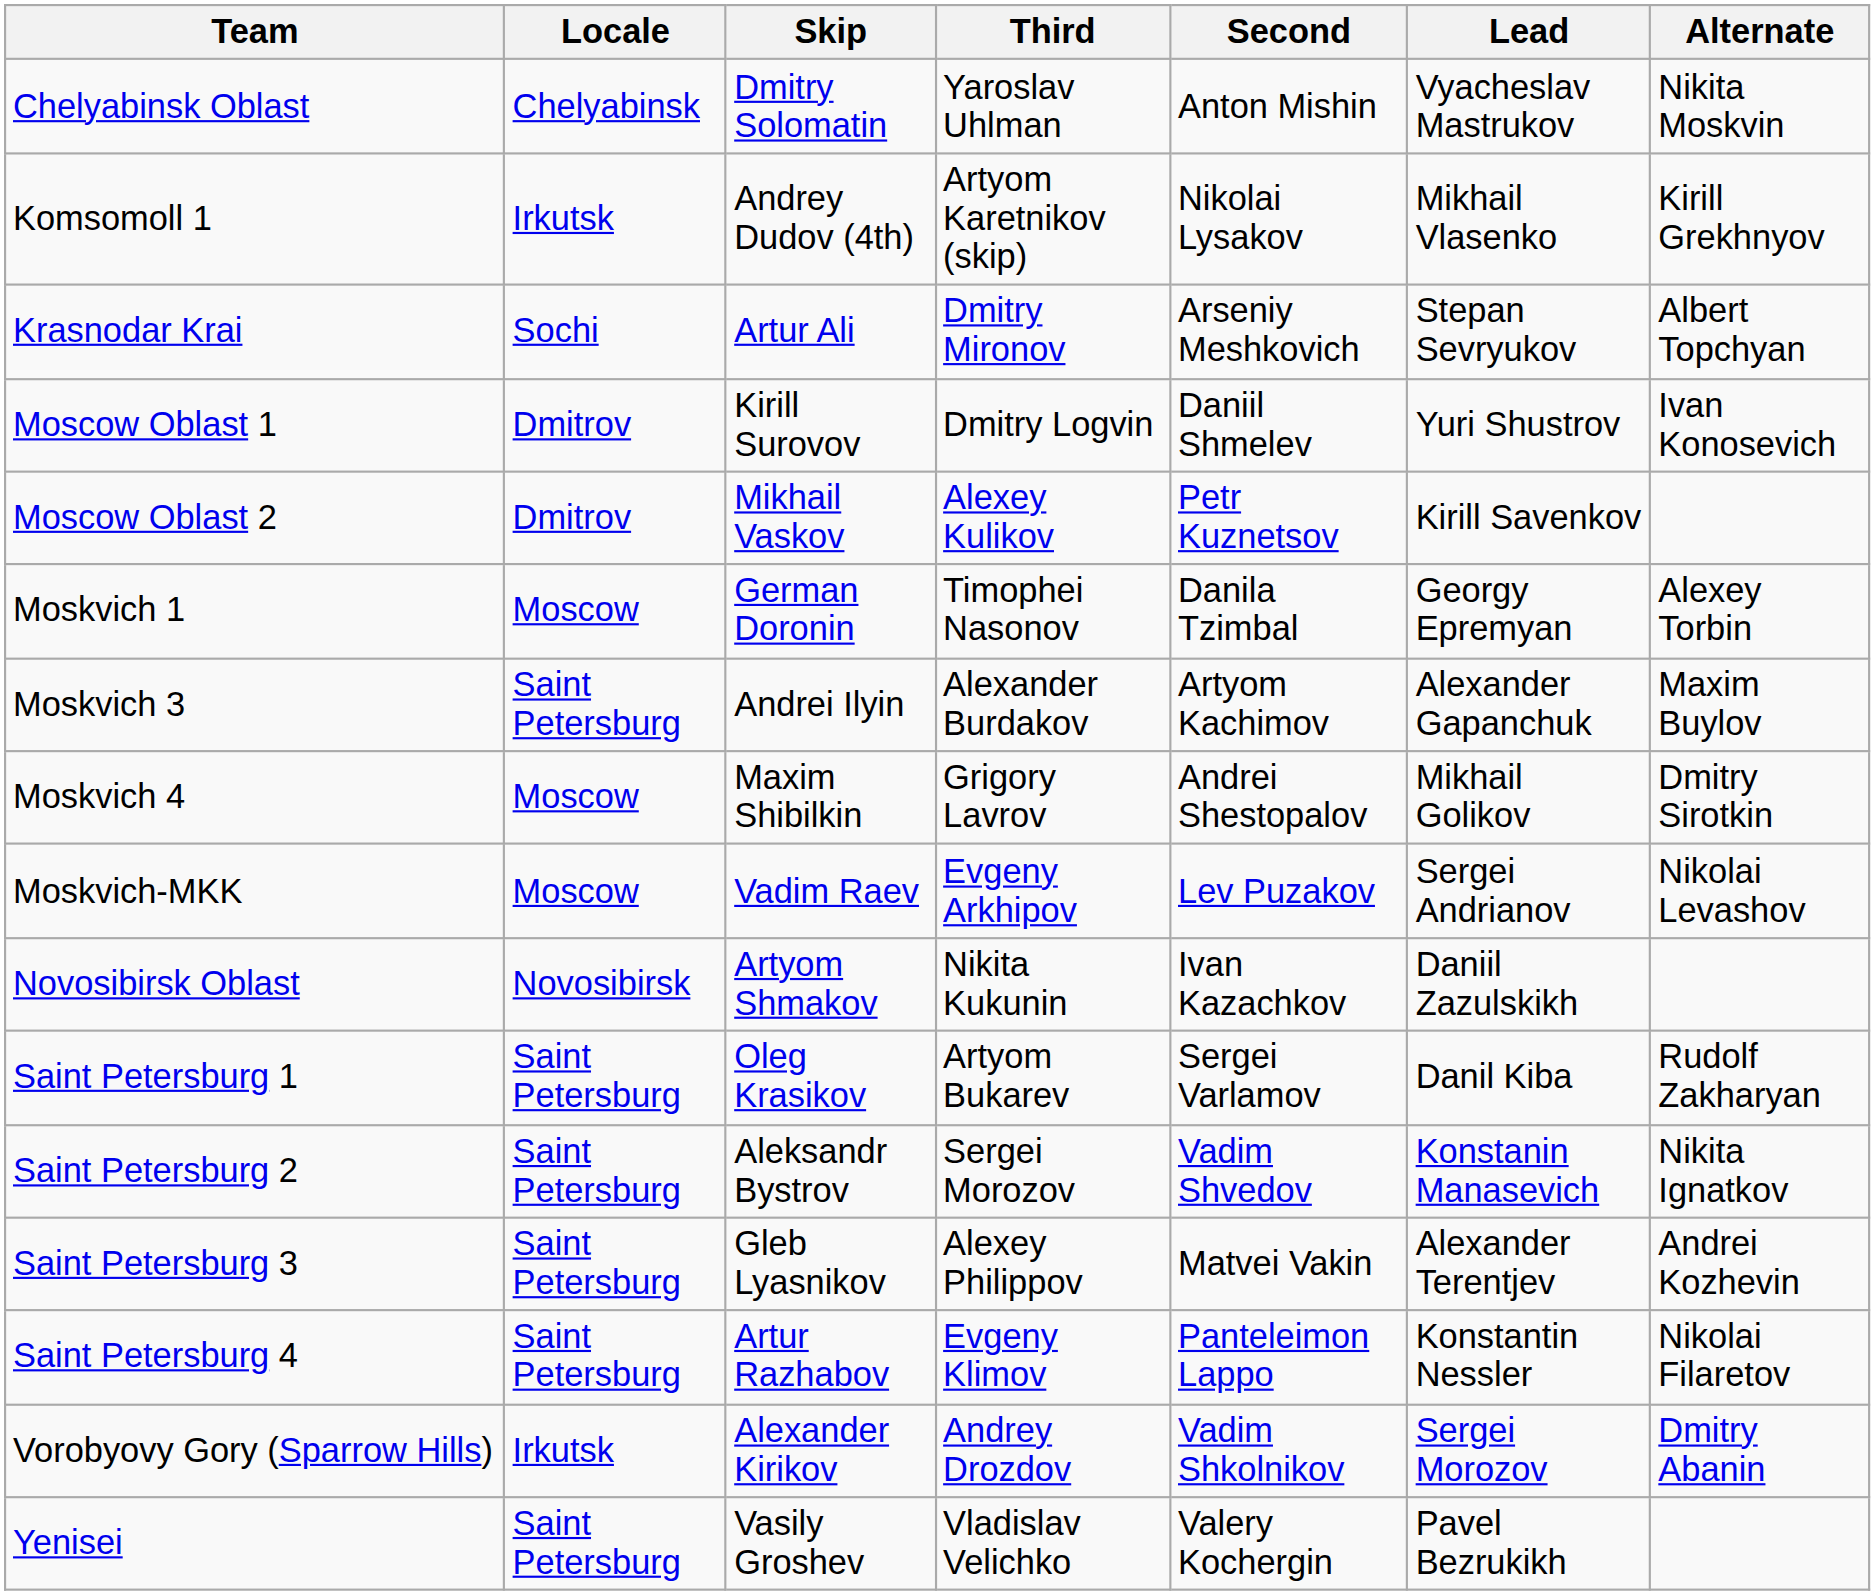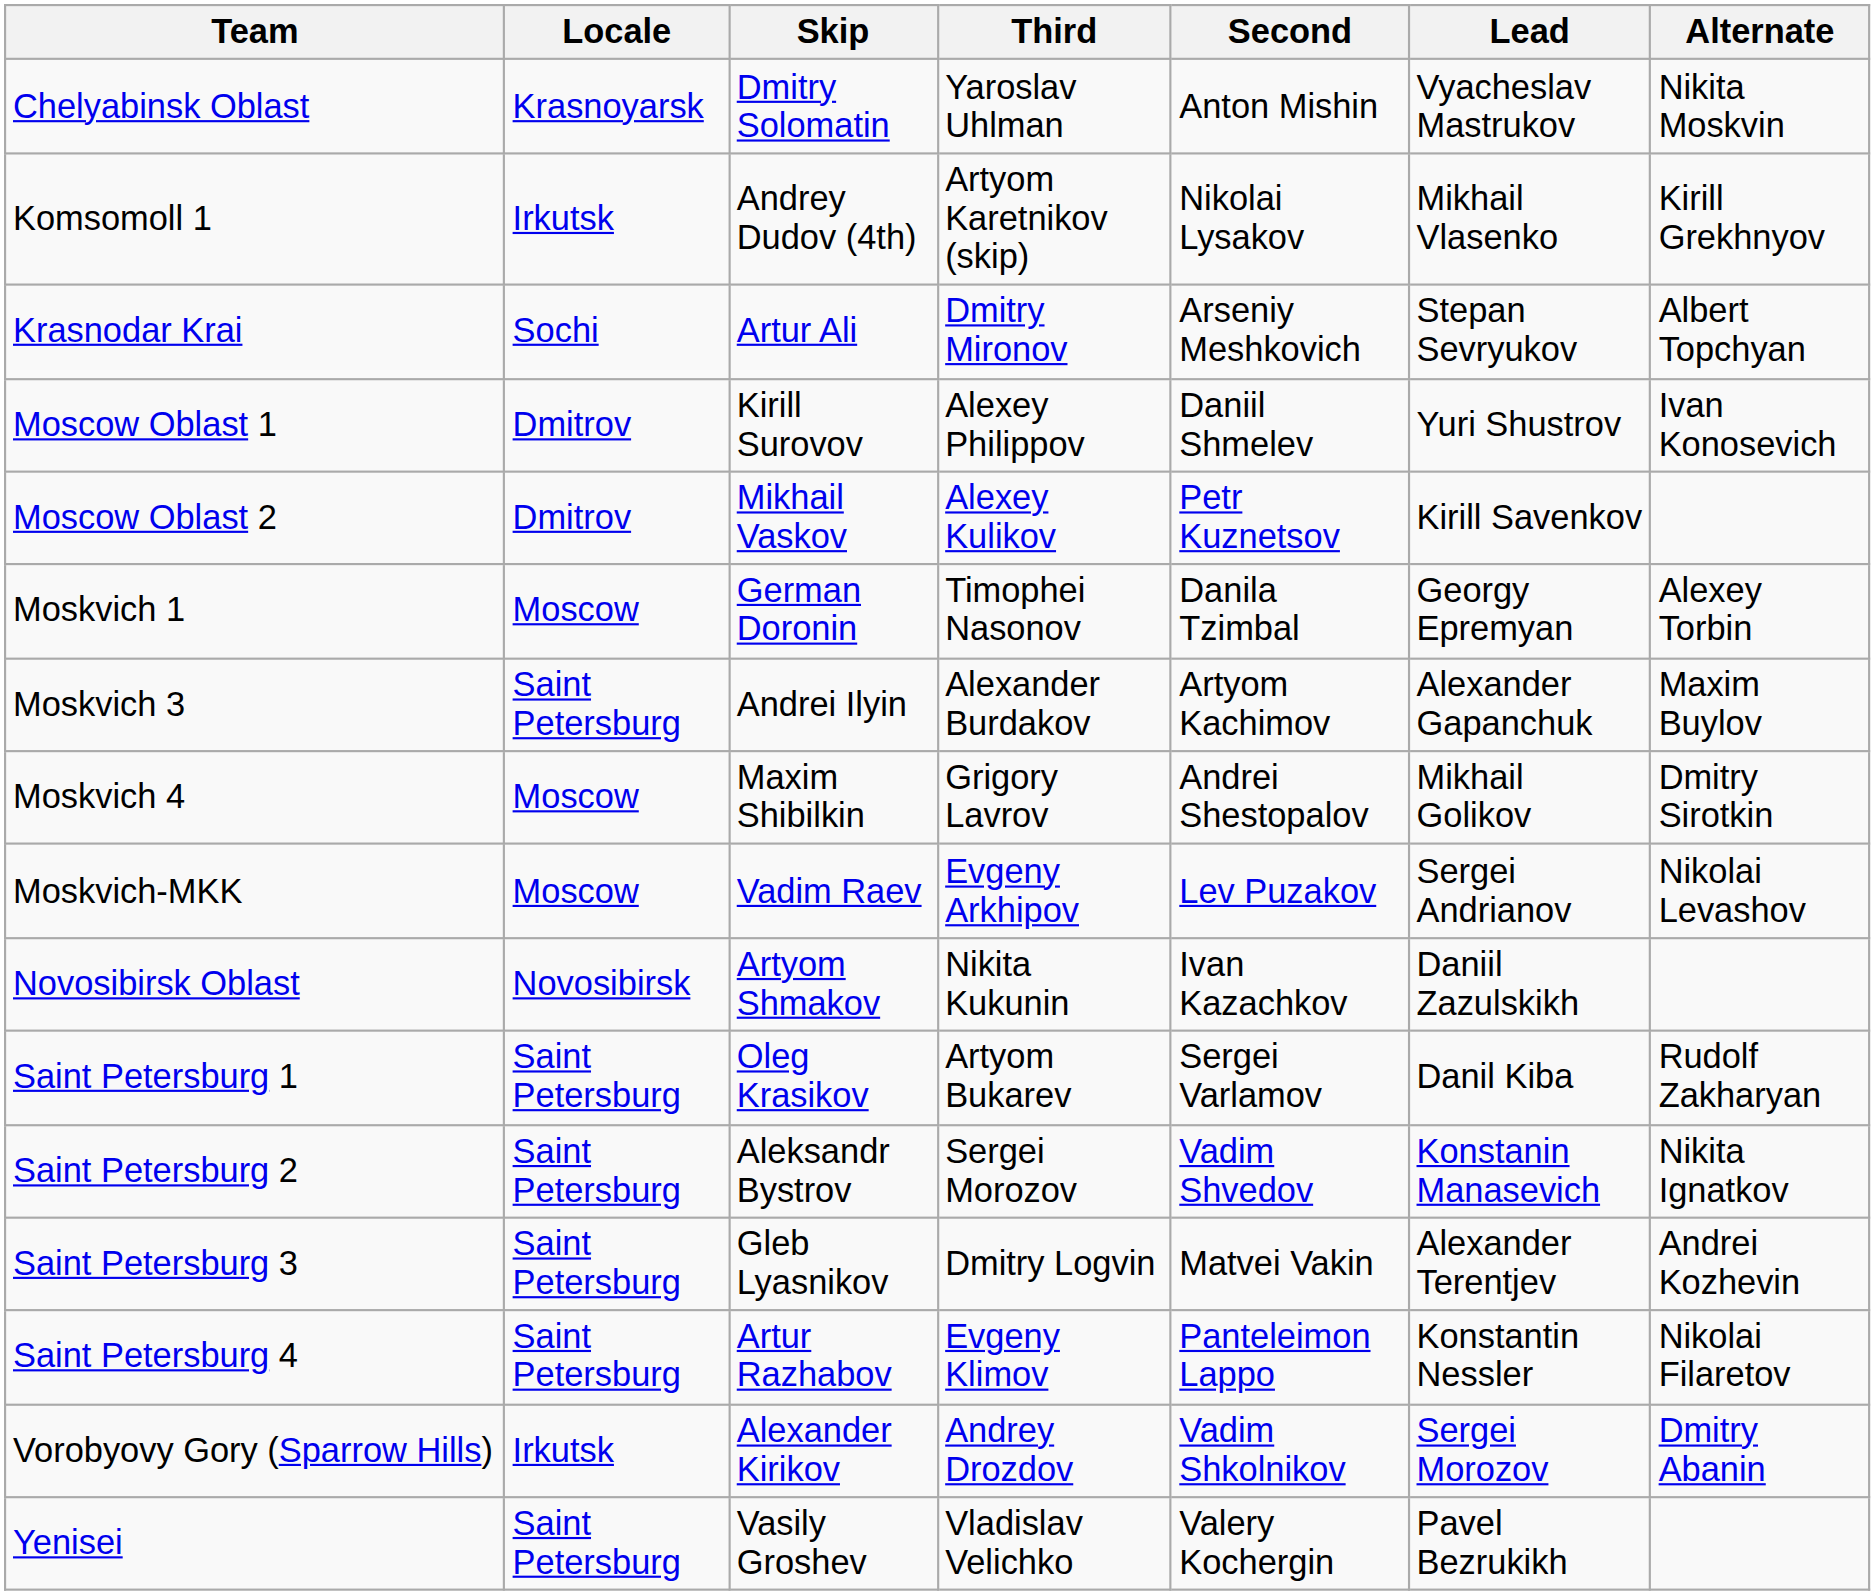(606, 105) Chelyabinsk -> (608, 105) Krasnoyarsk
(1048, 424) Dmitry Logvin -> (1015, 424) Alexey Philippov
(1013, 1263) Alexey Philippov -> (1050, 1263) Dmitry Logvin
